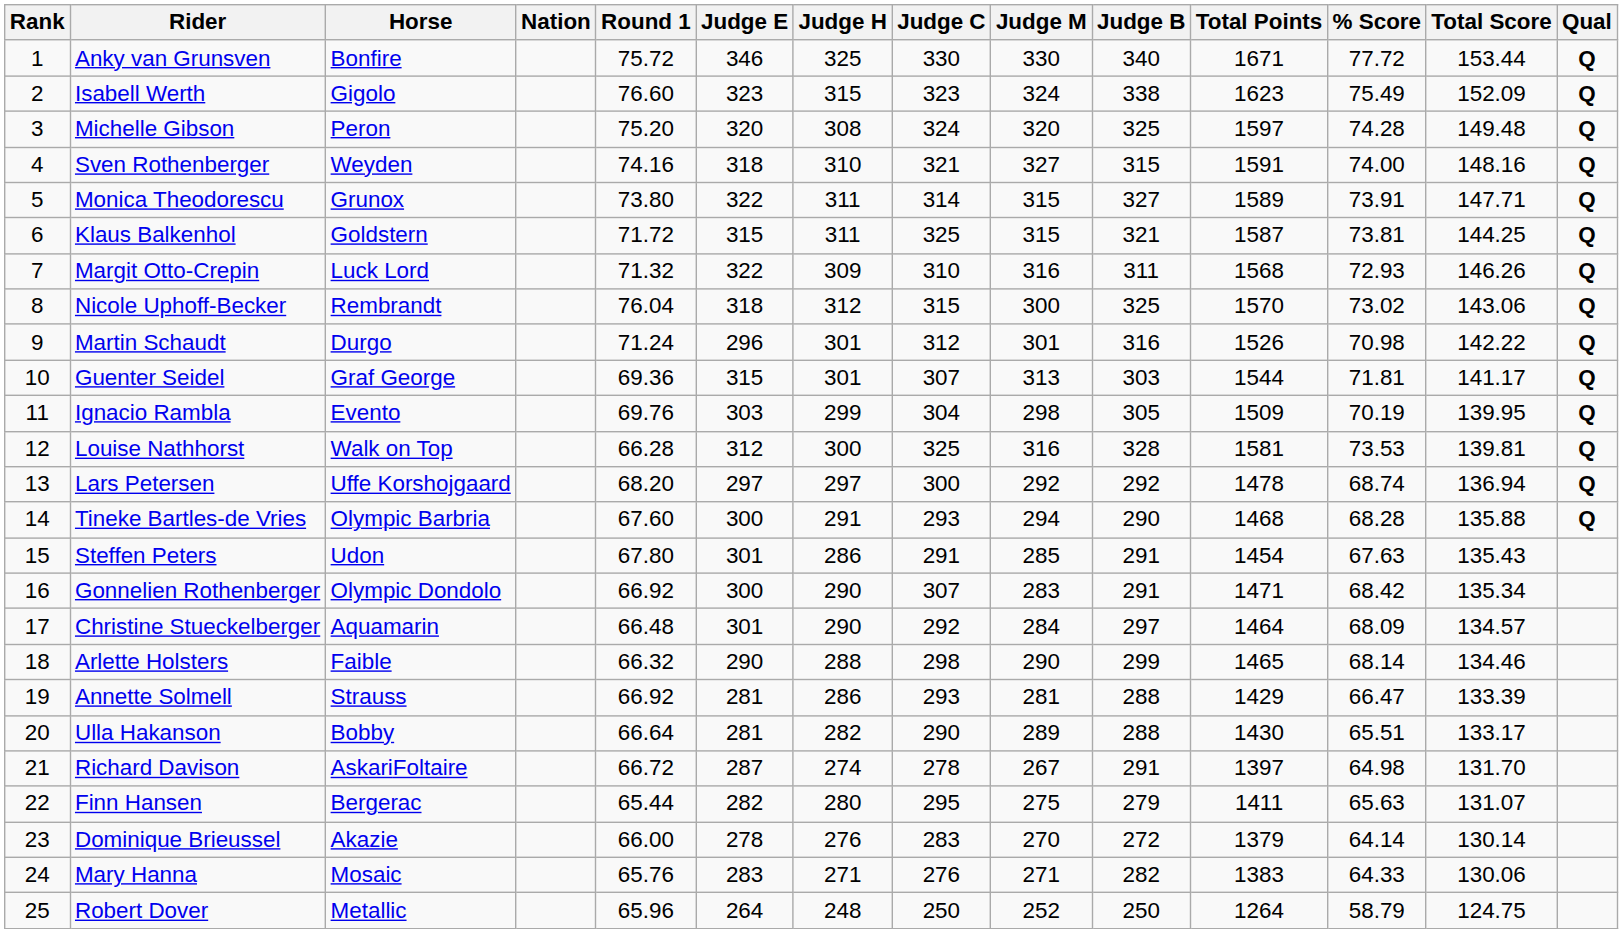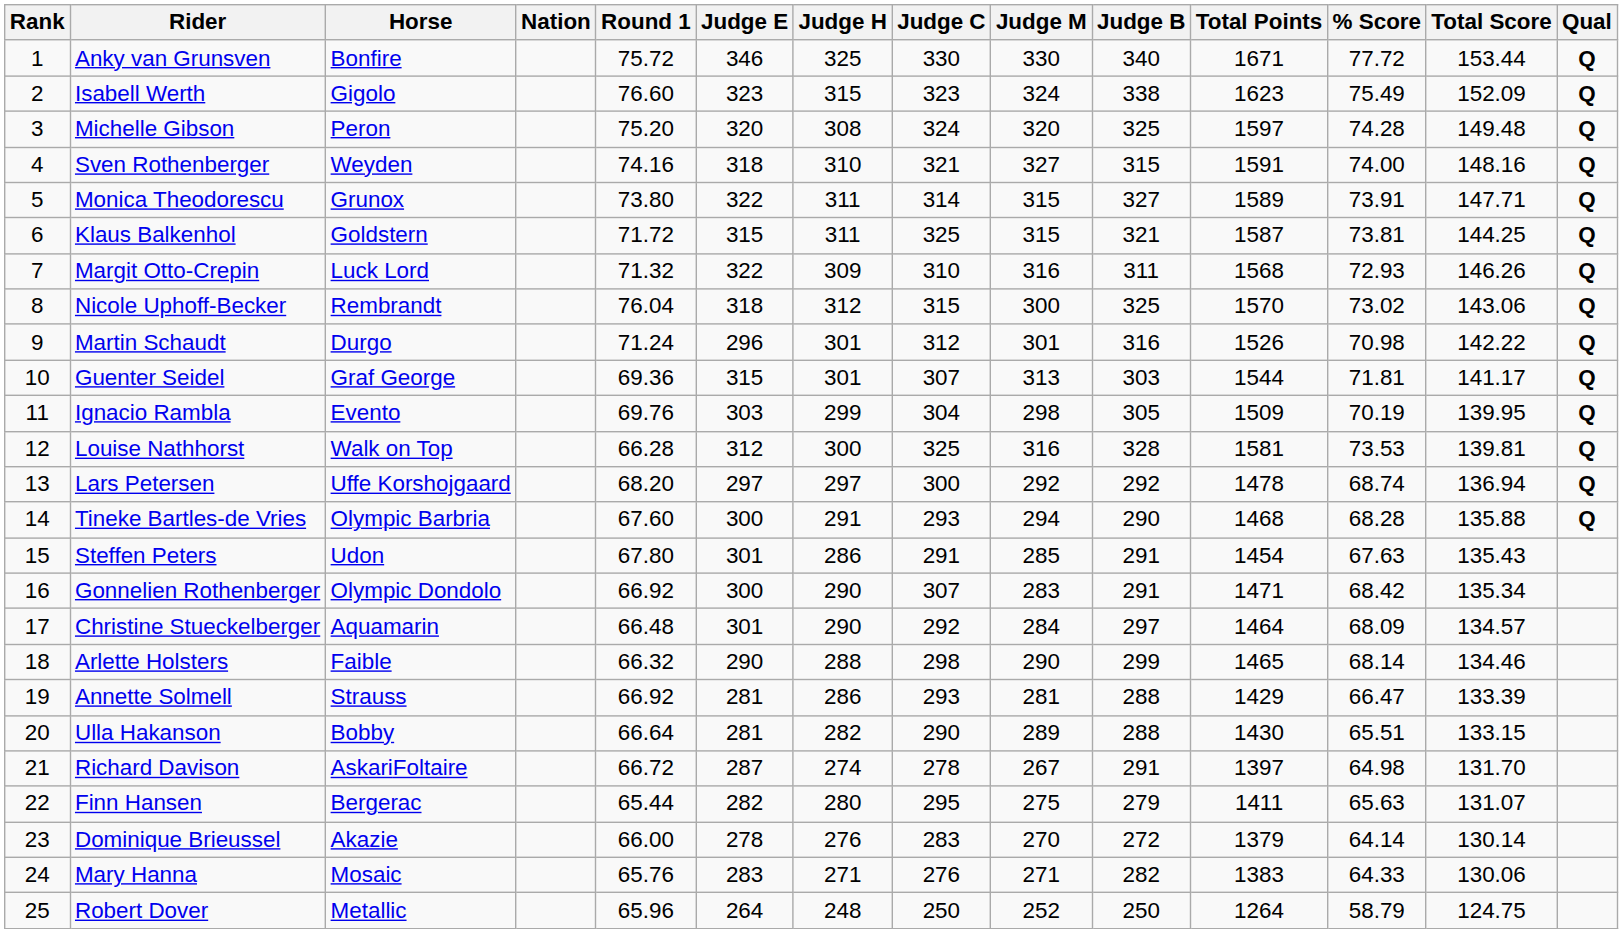(1491, 732) 133.17 -> (1491, 732) 133.15
